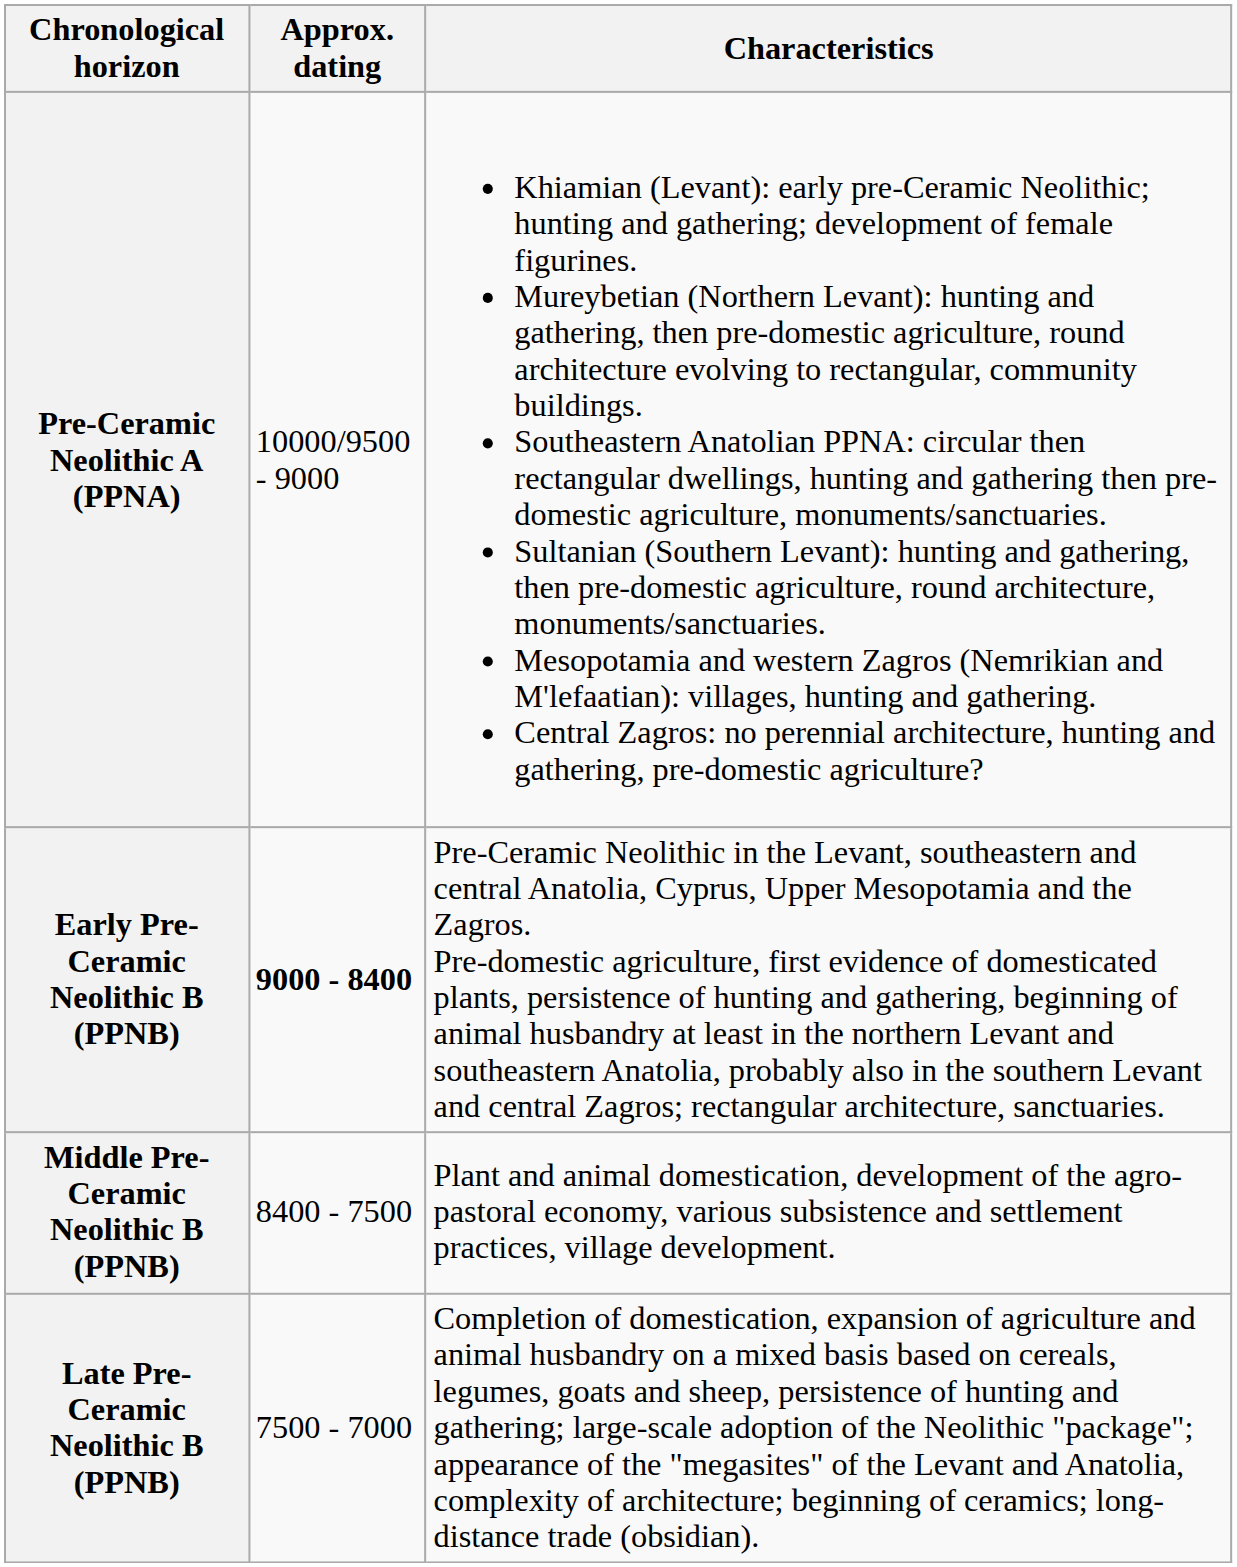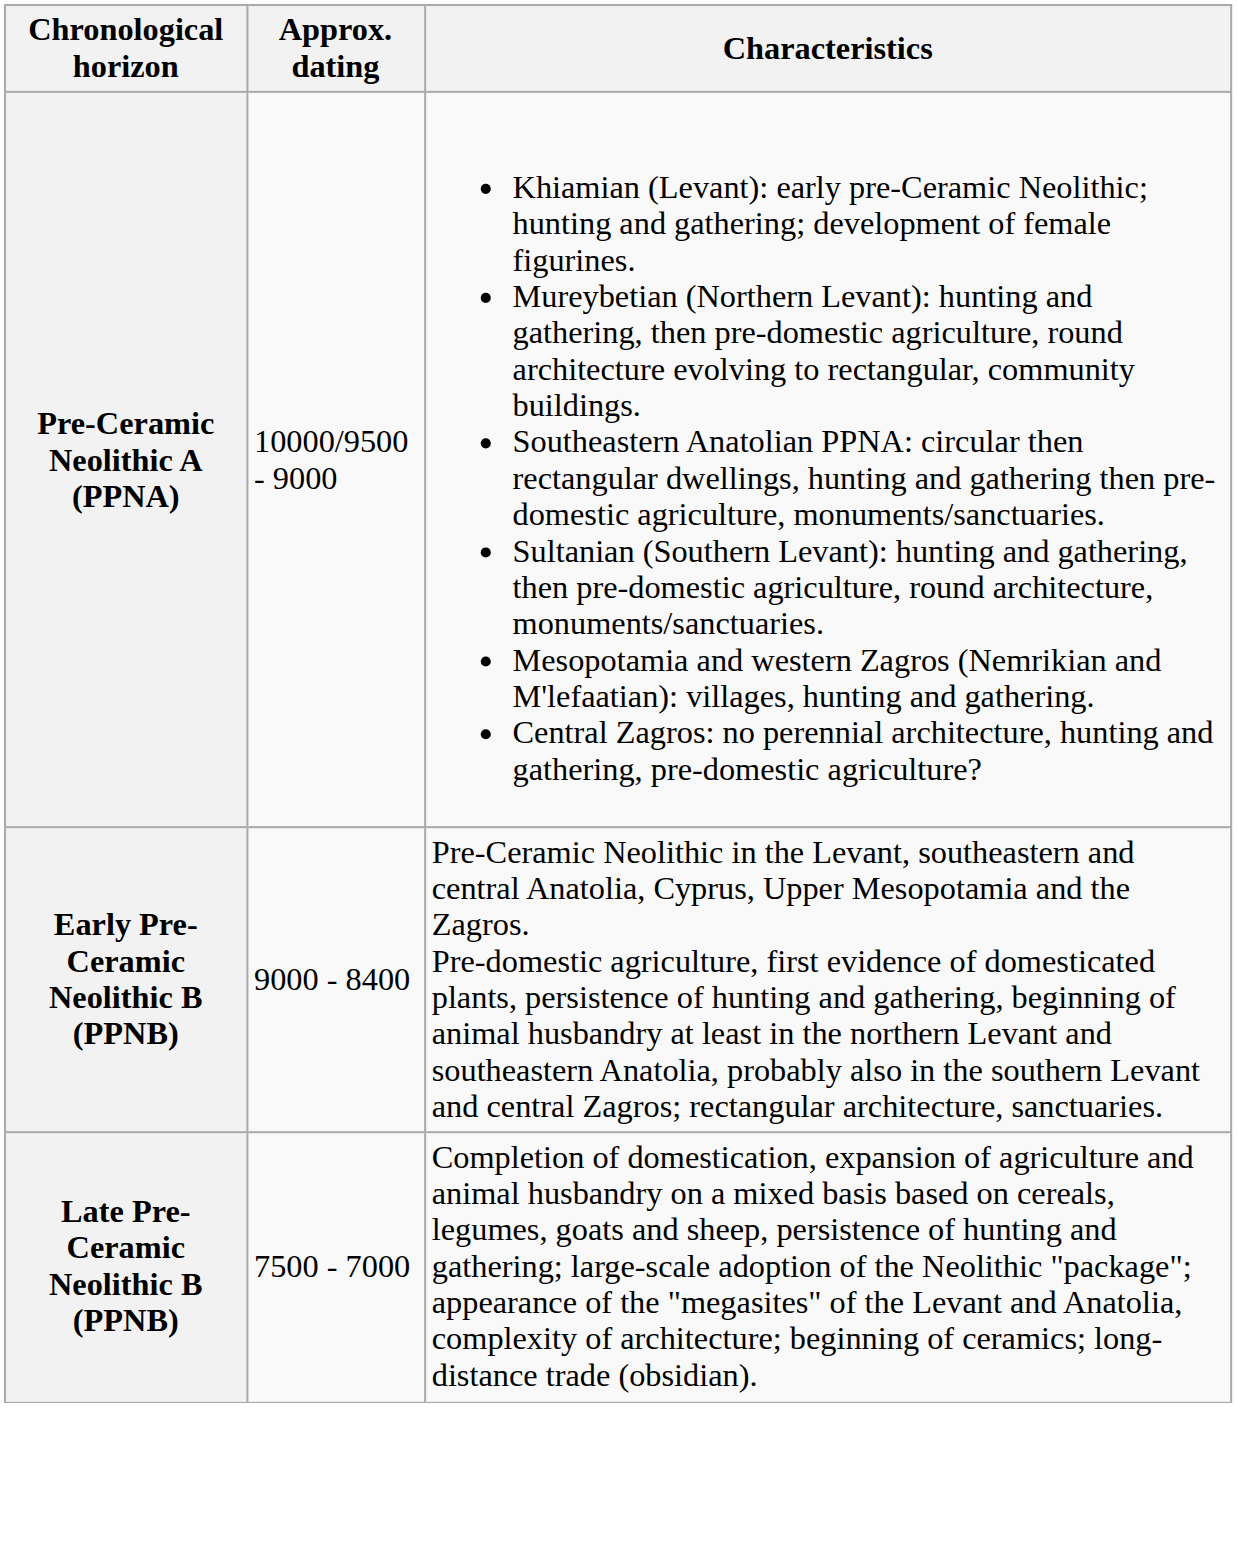(334, 979) bold -> (332, 979) normal
- row: (127, 1212)
